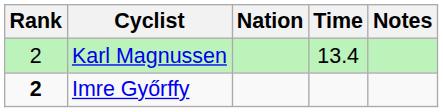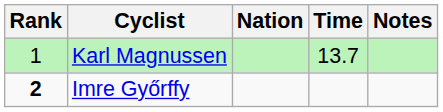(36, 55) 2 -> (36, 55) 1
(338, 55) 13.4 -> (338, 55) 13.7
